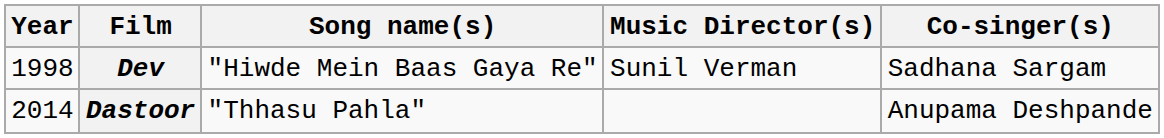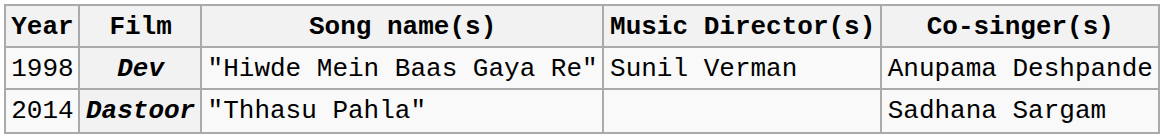(997, 69) Sadhana Sargam -> (1020, 69) Anupama Deshpande
(1020, 111) Anupama Deshpande -> (997, 111) Sadhana Sargam
